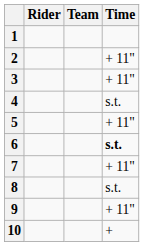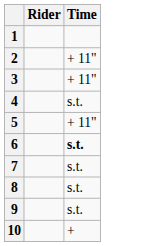- column: (83, 15)
(120, 166) + 11" -> (75, 166) s.t.
(120, 209) + 11" -> (75, 209) s.t.
